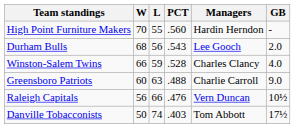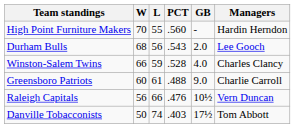columns swapped: (278, 13) <-> (229, 13)
(157, 81) 63 -> (157, 81) 61
